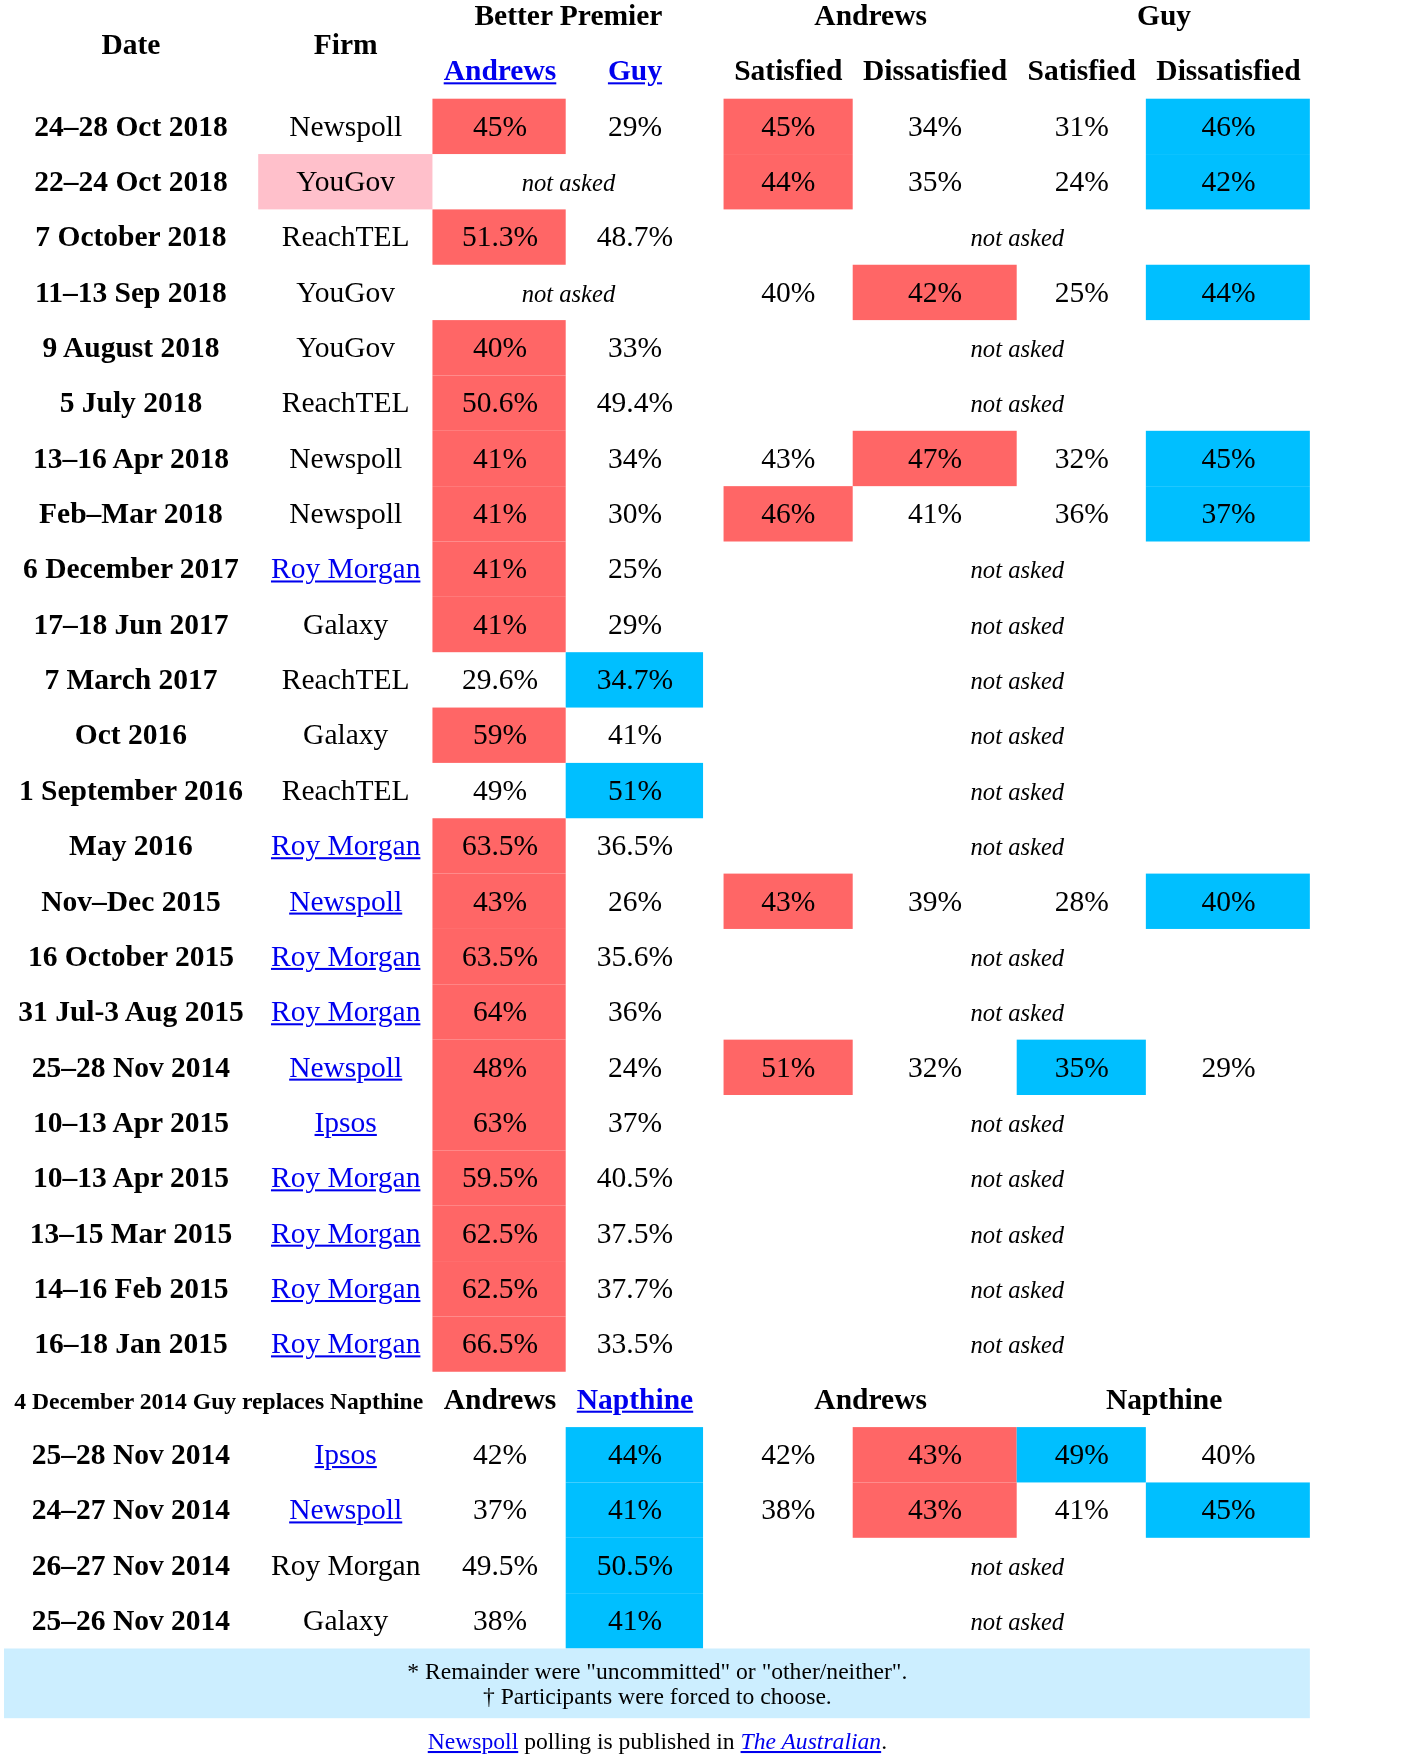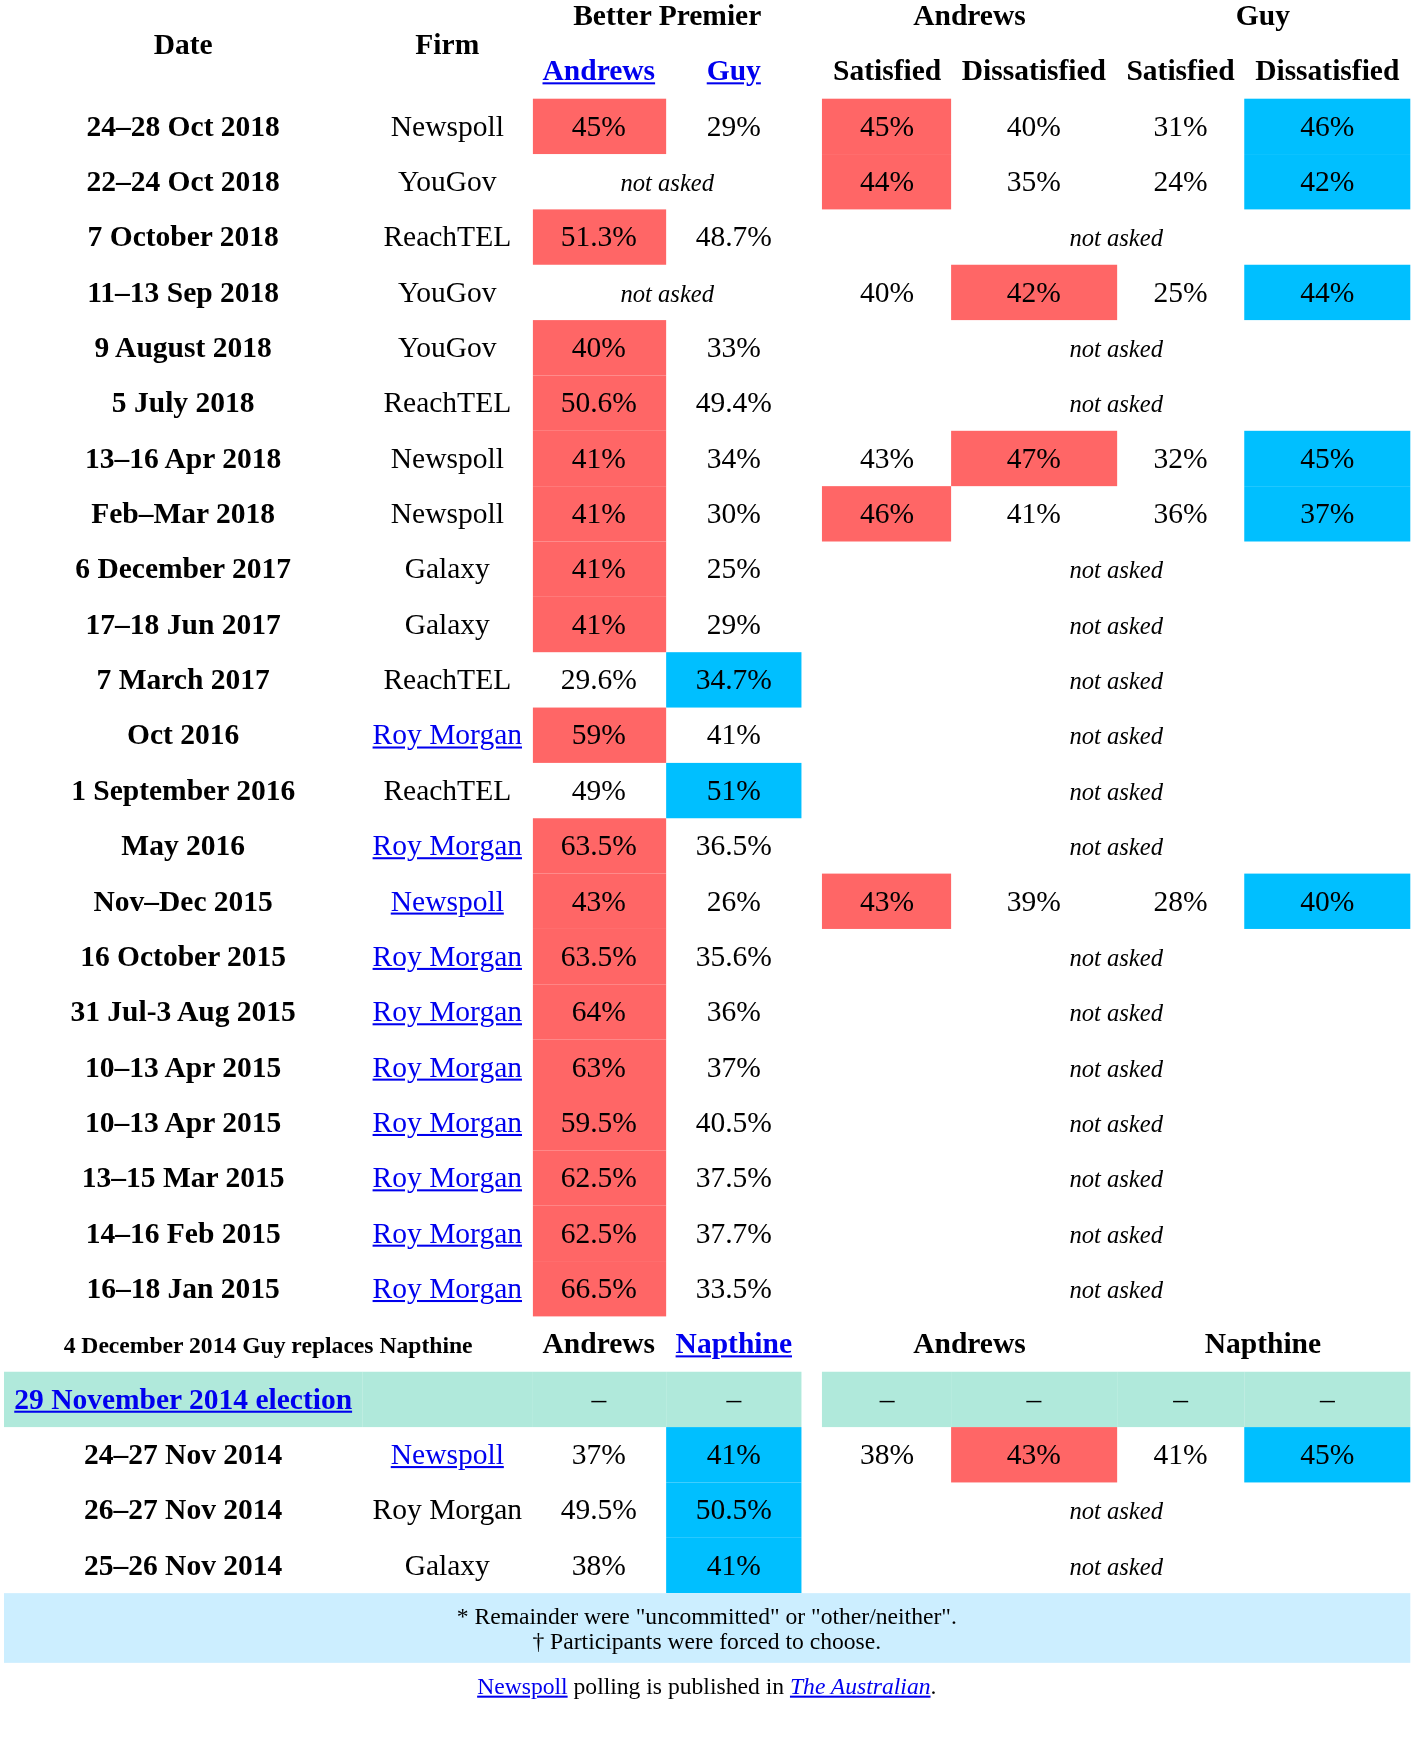(935, 125) 34% -> (1034, 125) 40%
(346, 181) pink background -> (447, 181) no background
(346, 568) Roy Morgan -> (447, 568) Galaxy
(346, 734) Galaxy -> (447, 734) Roy Morgan
- row: (131, 1066)
(346, 1122) Ipsos -> (447, 1066) Roy Morgan
+ row: (183, 1398)
- row: (131, 1454)
